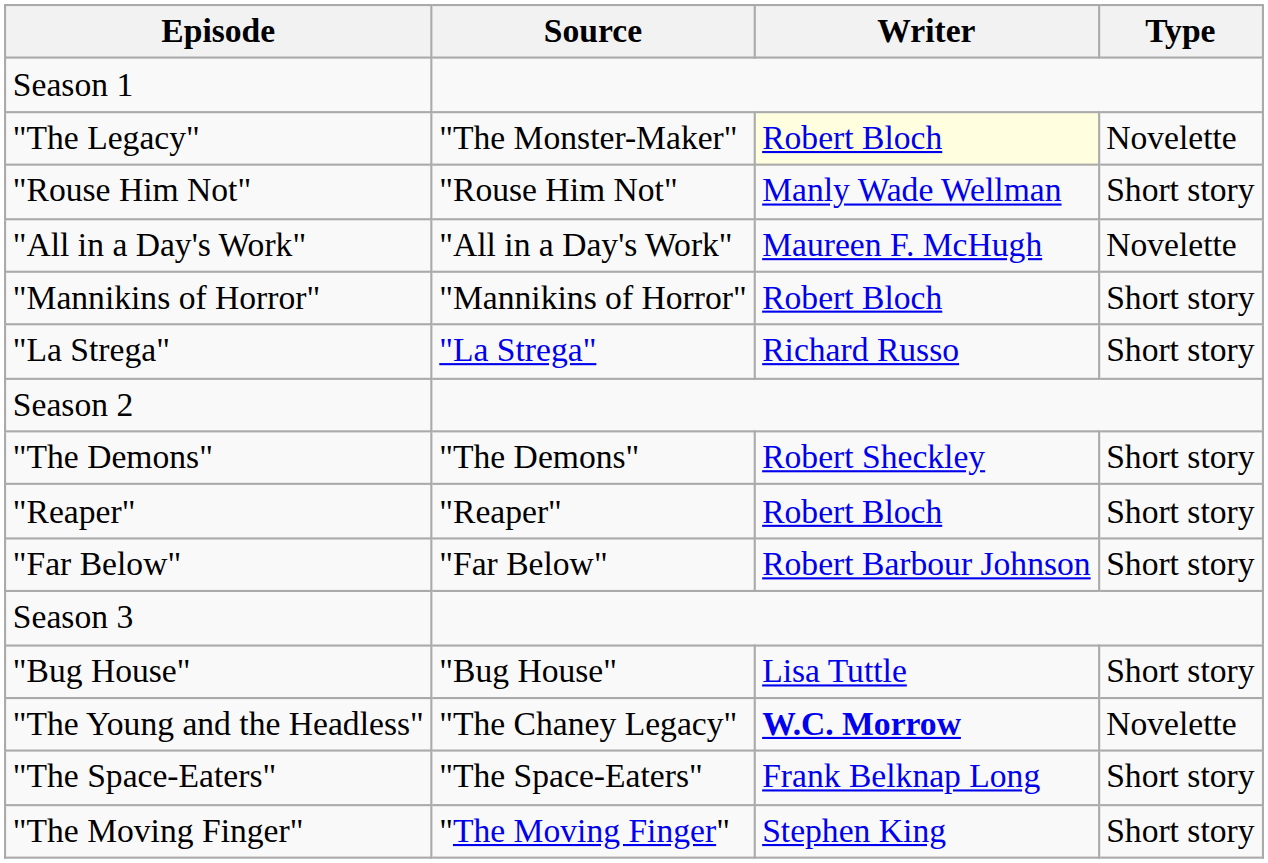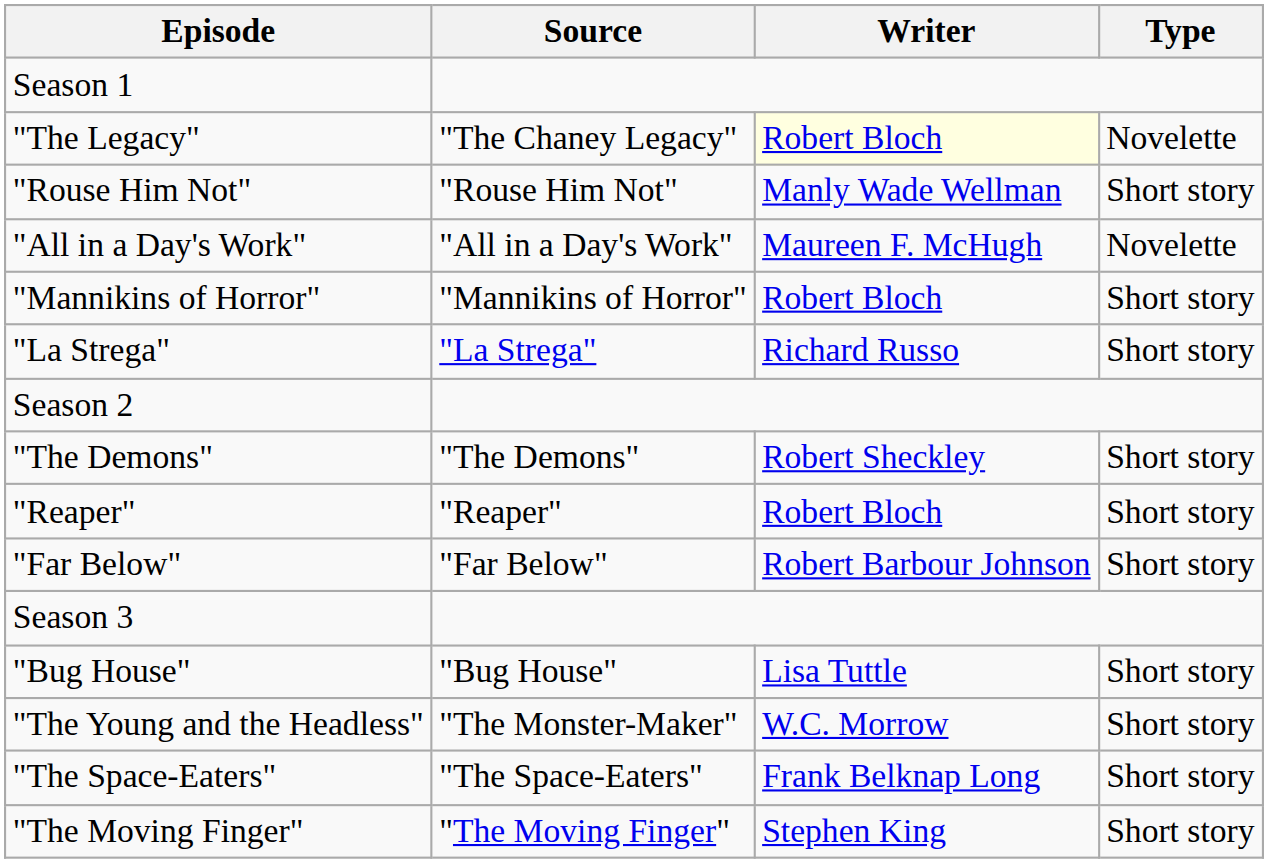(588, 137) "The Monster-Maker" -> (588, 137) "The Chaney Legacy"
(588, 723) "The Chaney Legacy" -> (588, 723) "The Monster-Maker"
(862, 723) bold -> (855, 723) normal
(1171, 723) Novelette -> (1180, 723) Short story
